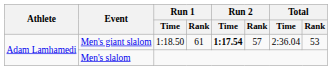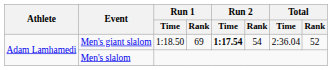(199, 42) 61 -> (199, 42) 69
(257, 42) 57 -> (257, 42) 54
(315, 42) 53 -> (315, 42) 52
